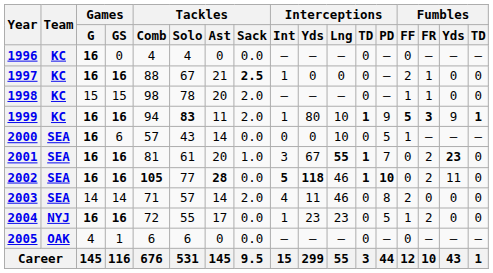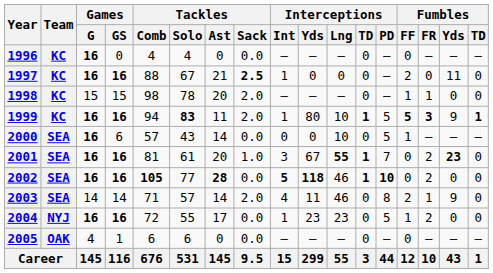(429, 76) 1 -> (429, 76) 0
(454, 76) 0 -> (454, 76) 11
(387, 116) 9 -> (387, 116) 5
(454, 177) 11 -> (454, 177) 0
(429, 198) 0 -> (429, 198) 1
(454, 198) 0 -> (454, 198) 9
